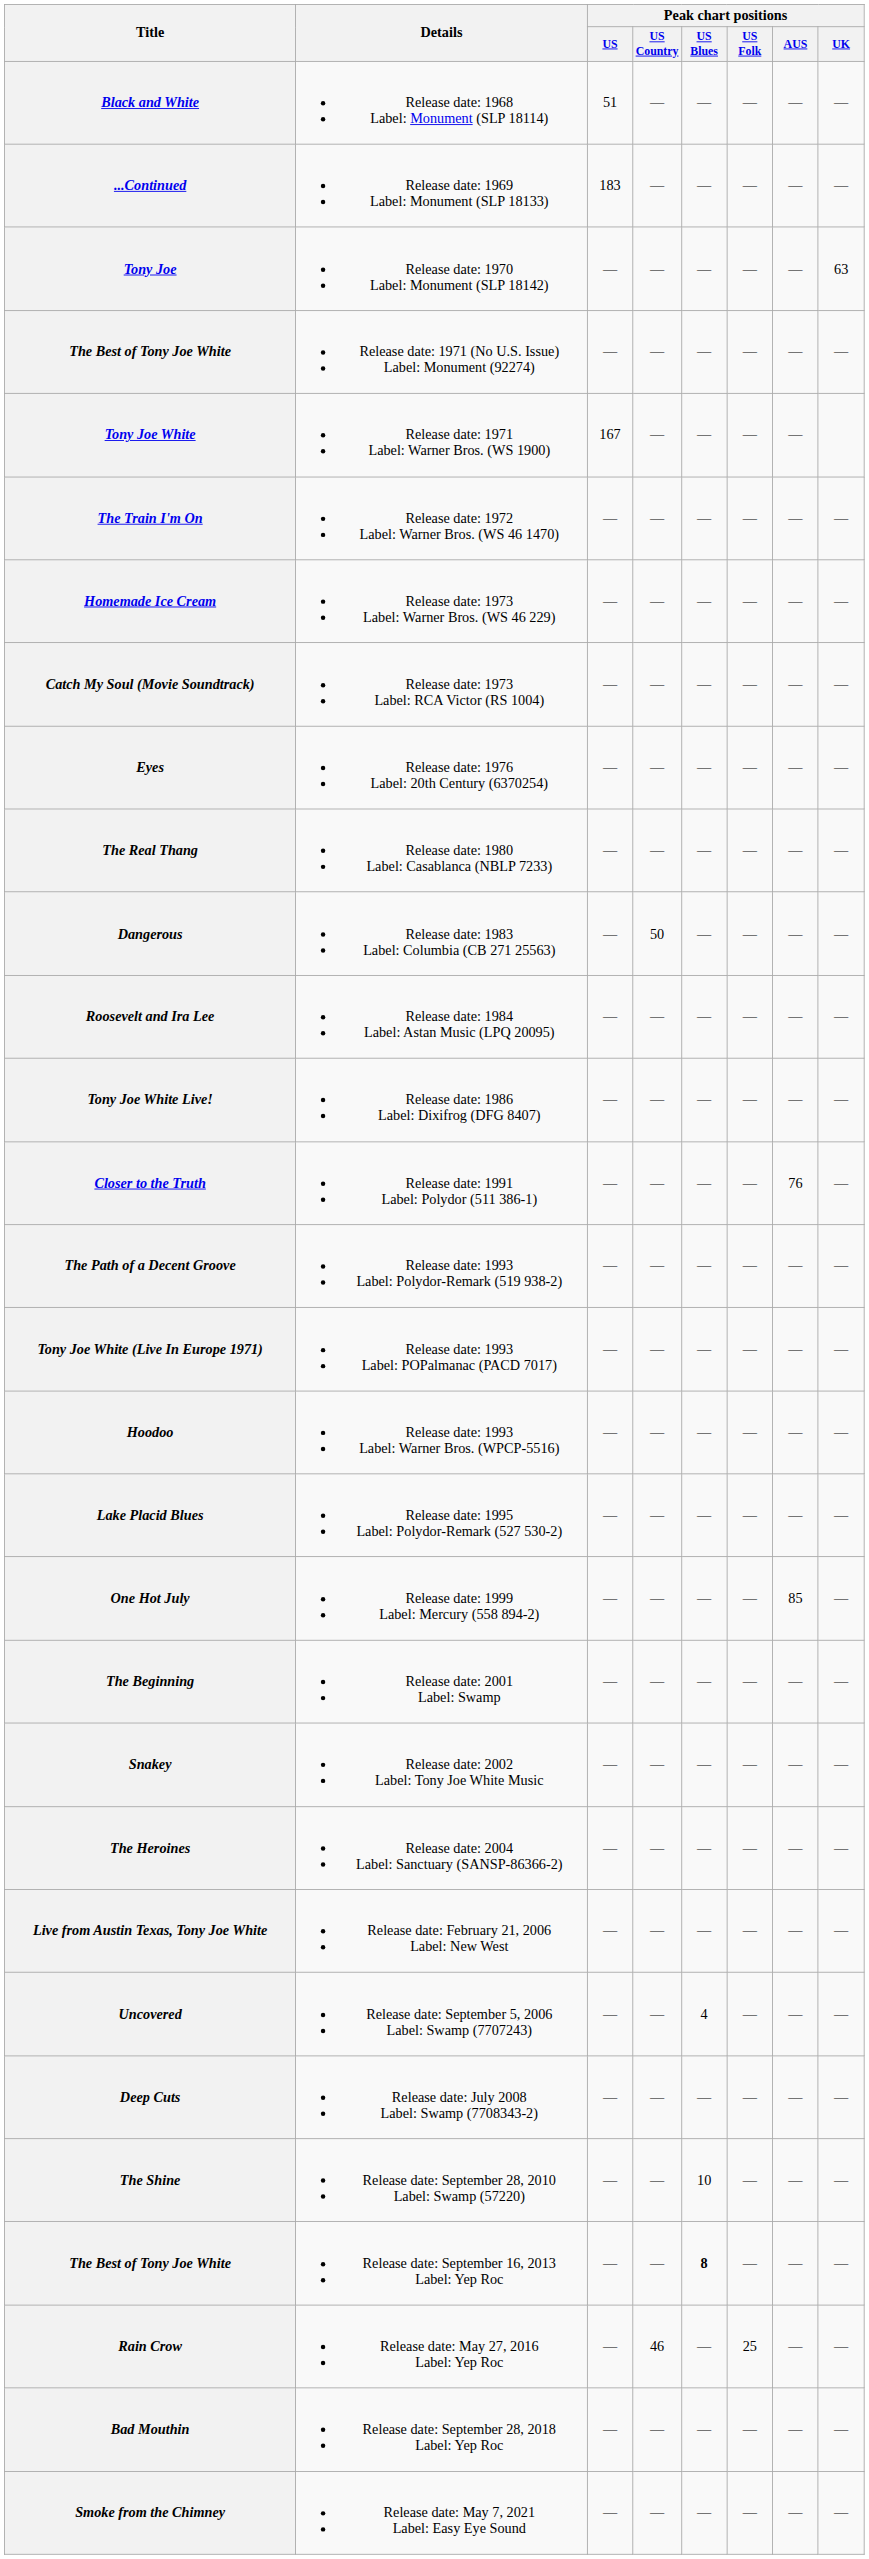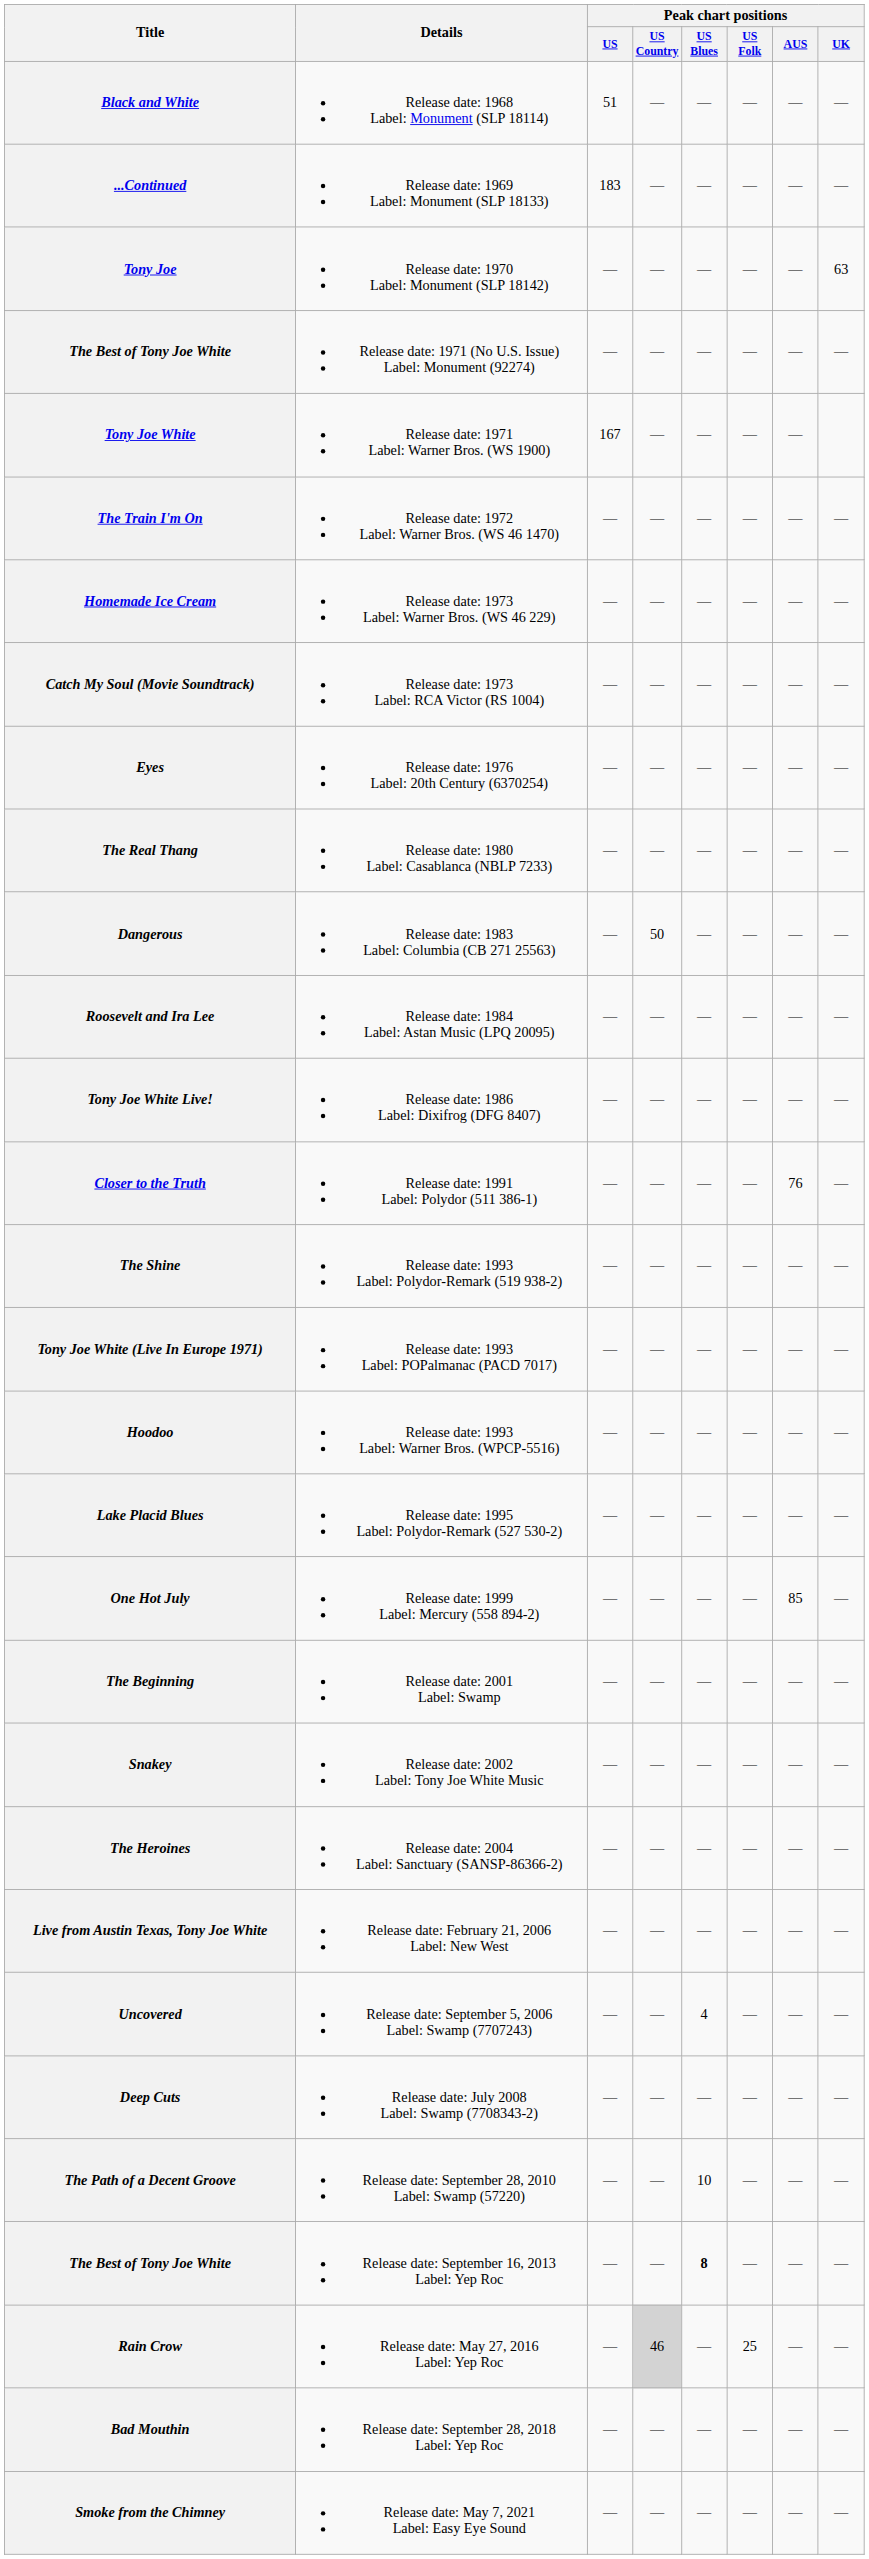(150, 1266) The Path of a Decent Groove -> (150, 1266) The Shine
(150, 2180) The Shine -> (150, 2180) The Path of a Decent Groove
(657, 2346) no background -> (657, 2346) lightgrey background
